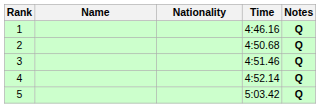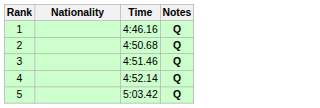- column: (95, 12)
